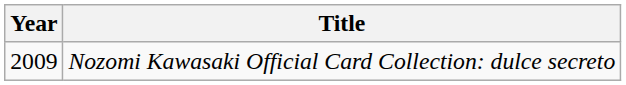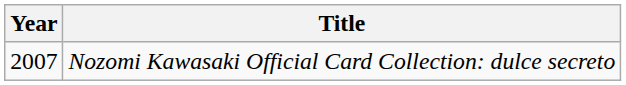(34, 60) 2009 -> (34, 60) 2007
